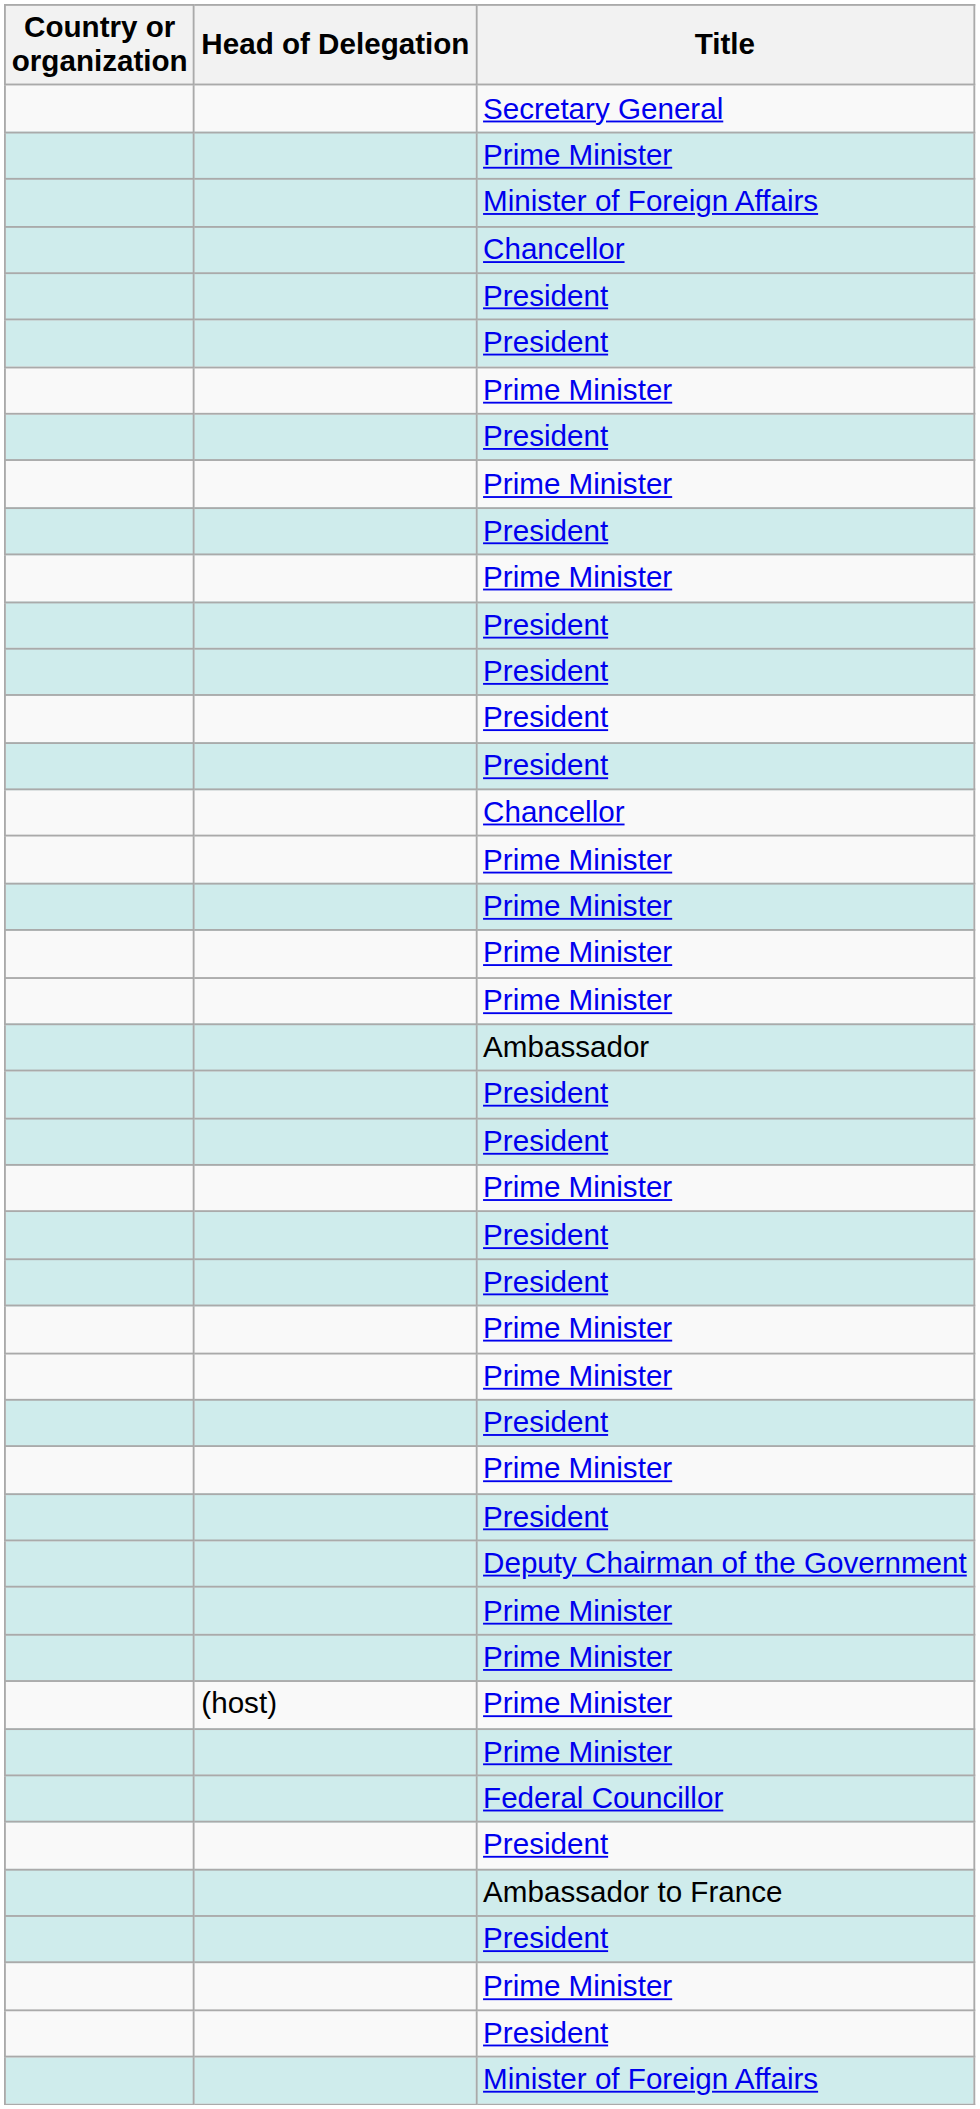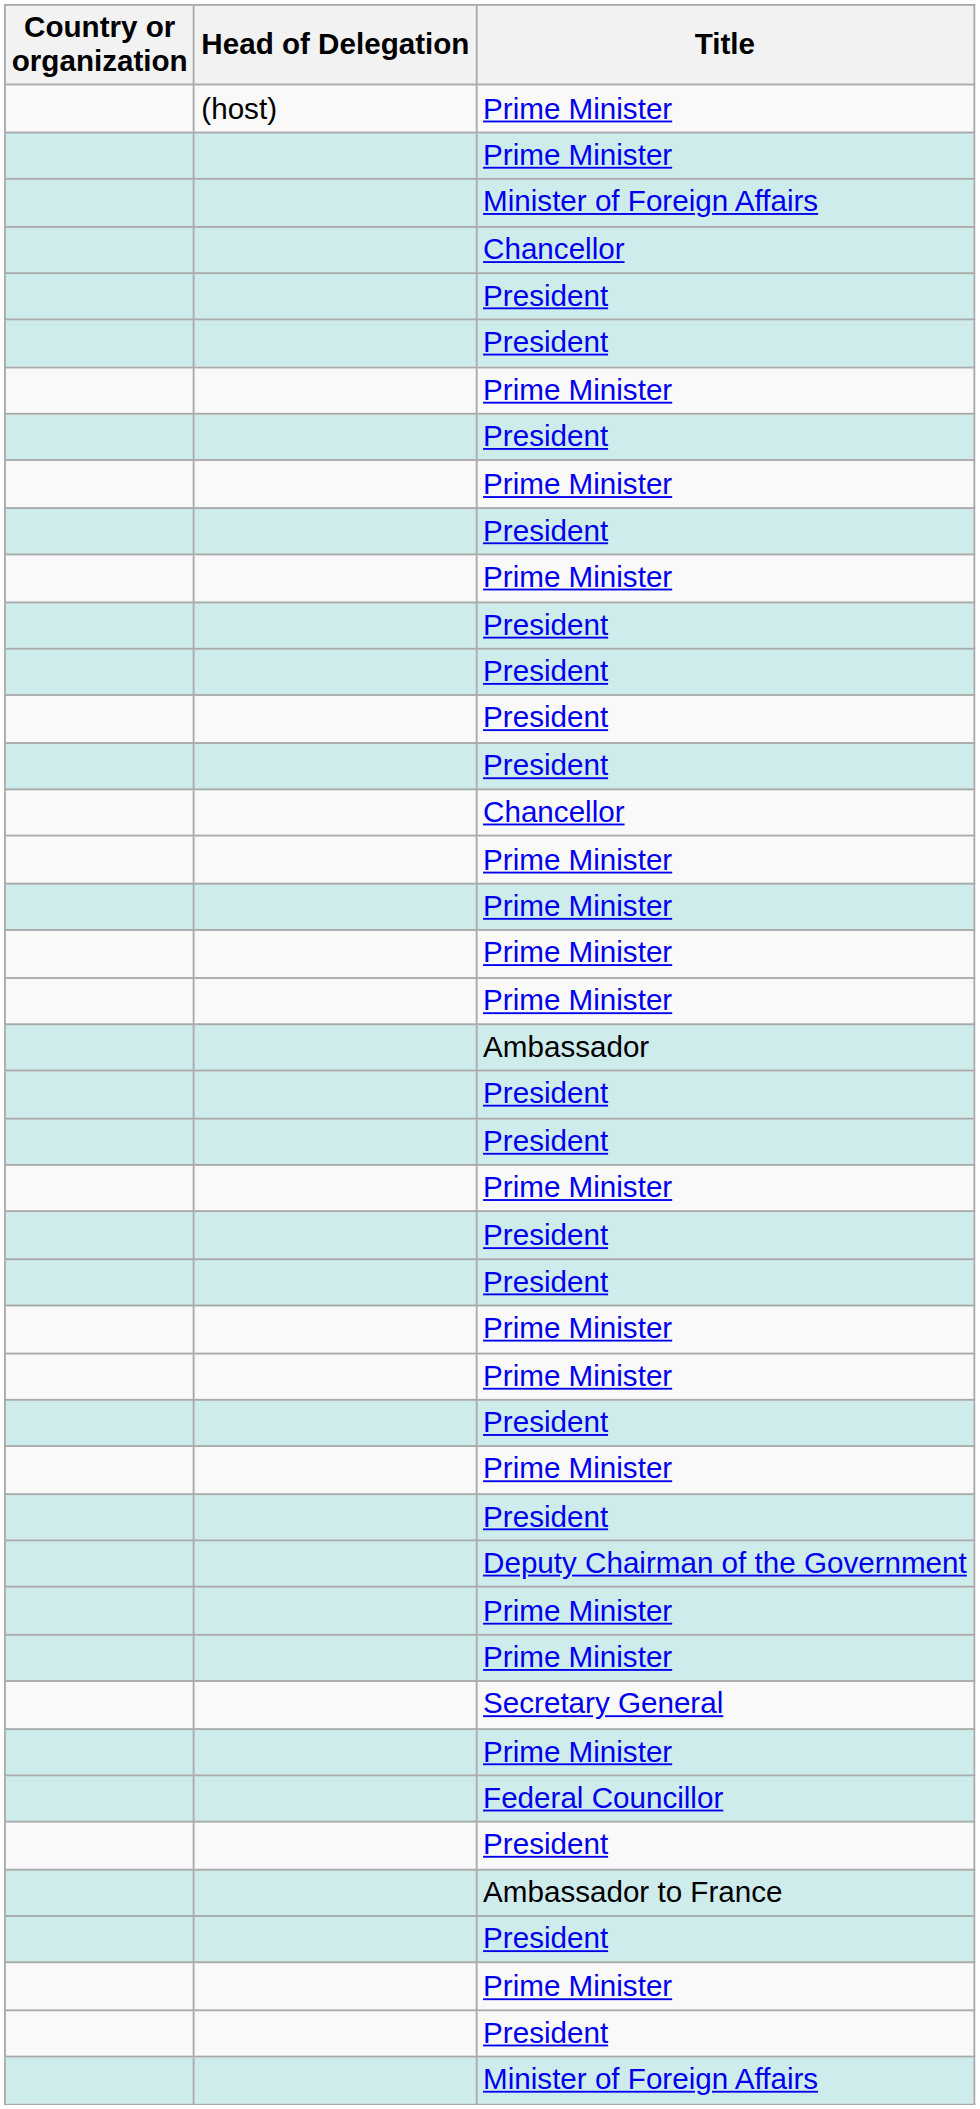rows swapped: (335, 109) <-> (239, 1704)
